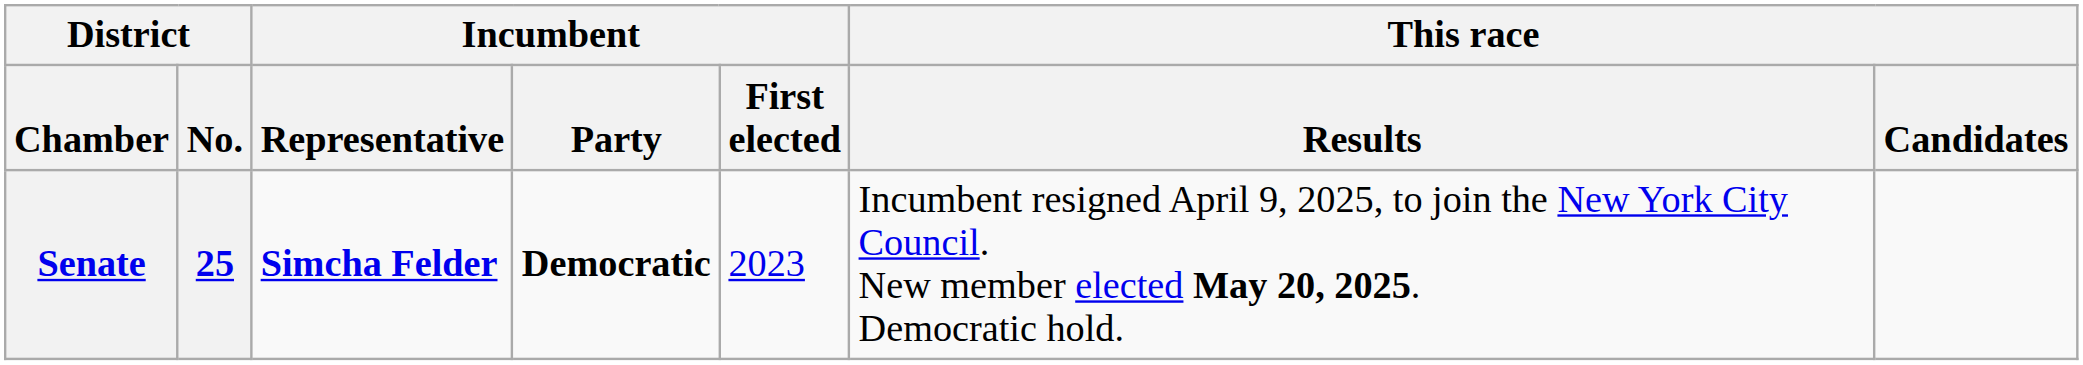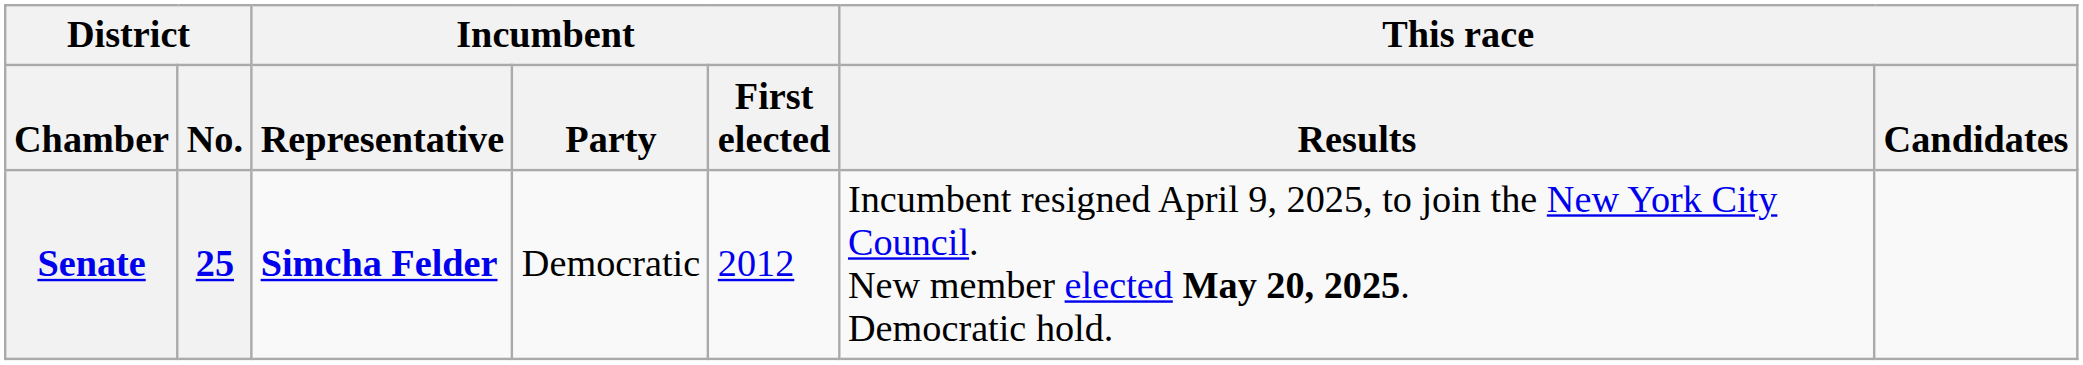(616, 263) bold -> (611, 263) normal
(767, 263) 2023 -> (756, 263) 2012
